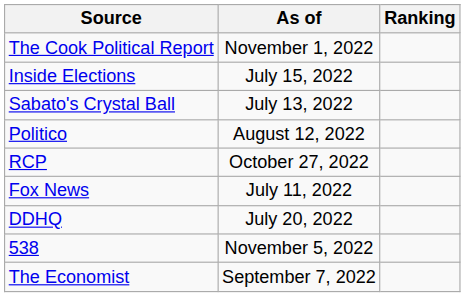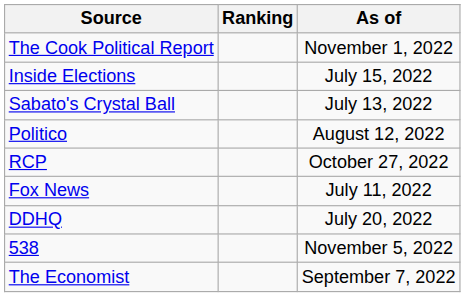columns swapped: (420, 18) <-> (299, 18)
